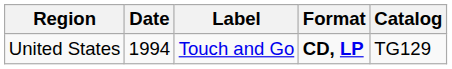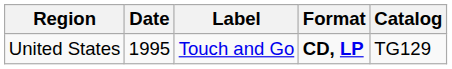(149, 48) 1994 -> (149, 48) 1995
